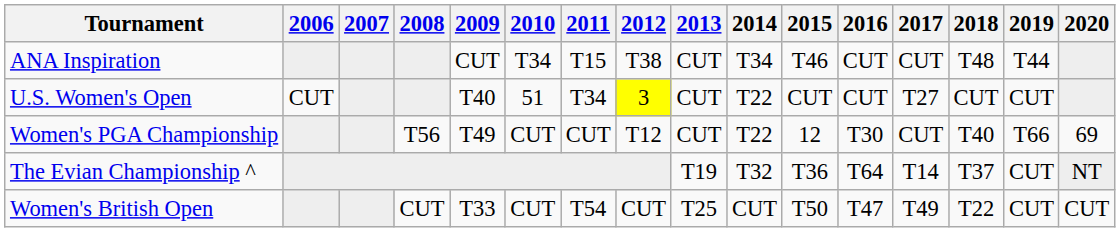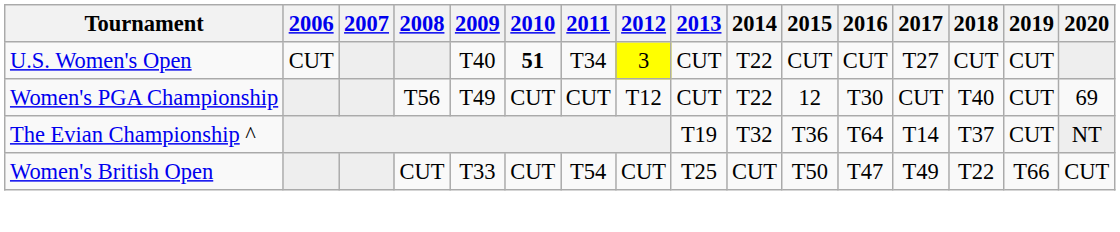- row: (85, 60)
(533, 97) normal -> (533, 60) bold
(1031, 134) T66 -> (1031, 97) CUT
(1031, 208) CUT -> (1031, 171) T66
